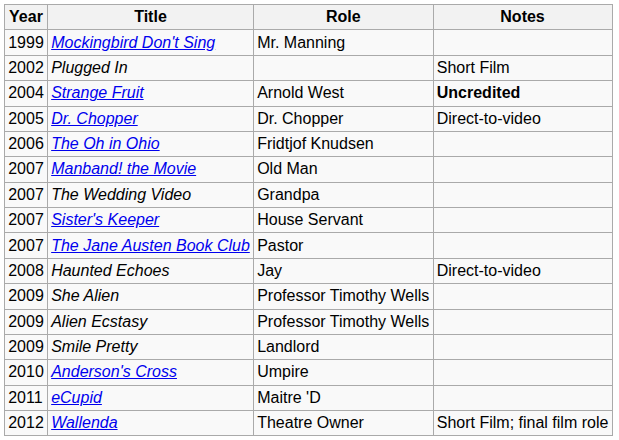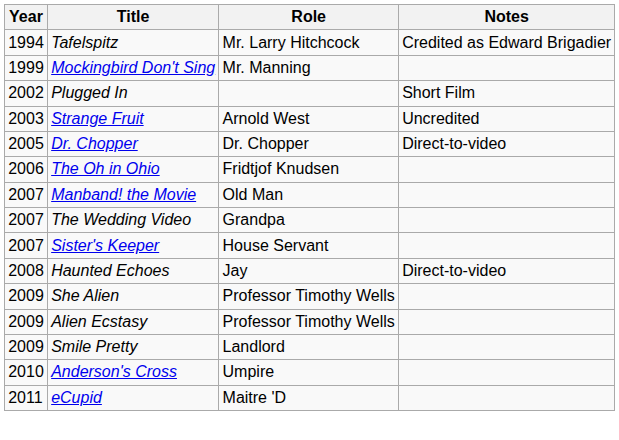+ row: (85, 42)
(26, 93) 2004 -> (26, 118) 2003
(479, 93) bold -> (441, 118) normal
- row: (150, 245)
- row: (84, 423)
